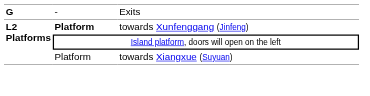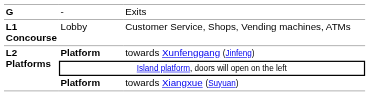+ row: (238, 27)
(73, 57) normal -> (80, 83) bold
